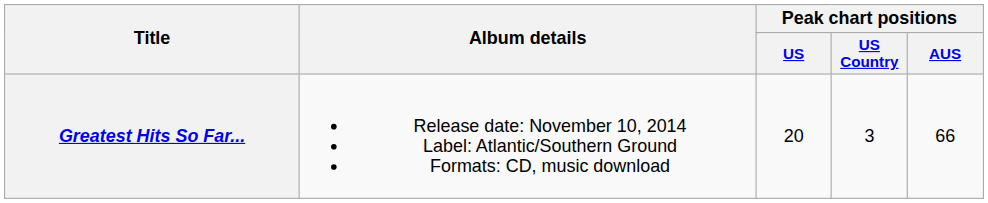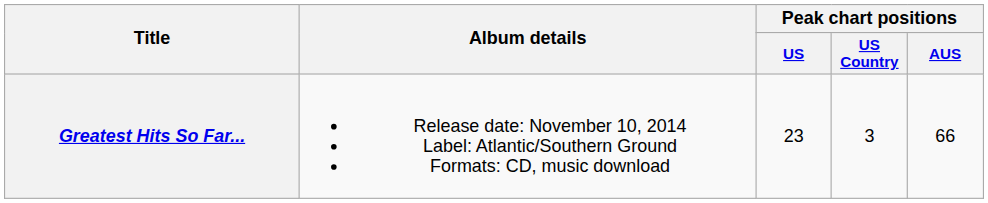(794, 136) 20 -> (794, 136) 23
